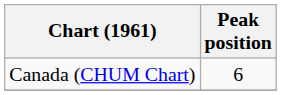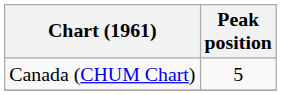(238, 74) 6 -> (238, 74) 5
